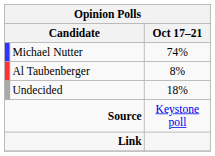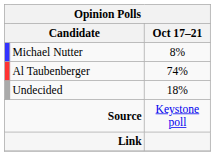(177, 52) 74% -> (177, 52) 8%
(177, 71) 8% -> (177, 71) 74%
